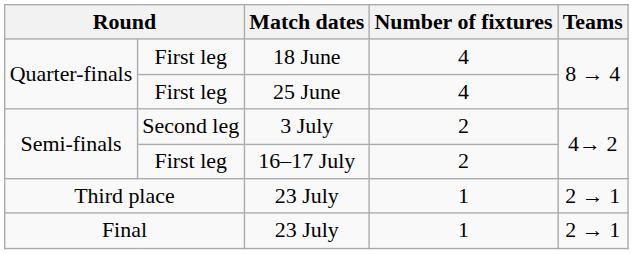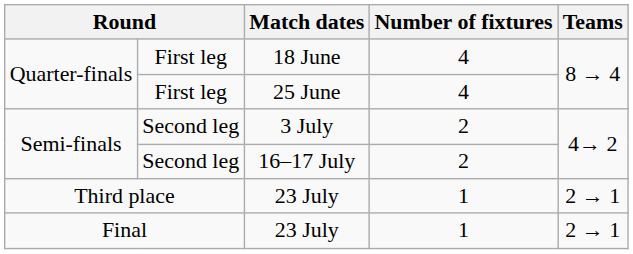(191, 160) First leg -> (191, 160) Second leg
